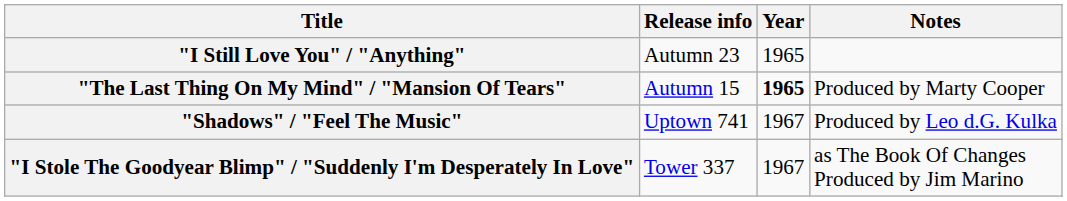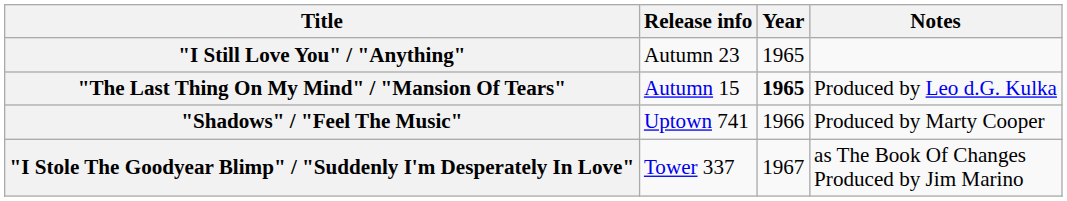(929, 88) Produced by Marty Cooper -> (936, 88) Produced by Leo d.G. Kulka
(783, 121) 1967 -> (783, 121) 1966
(936, 121) Produced by Leo d.G. Kulka -> (929, 121) Produced by Marty Cooper
